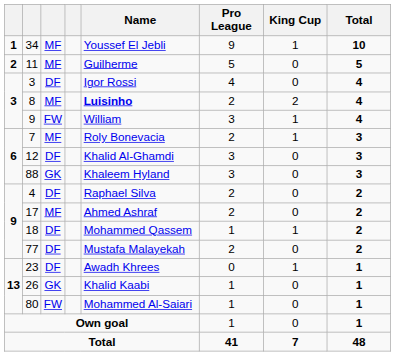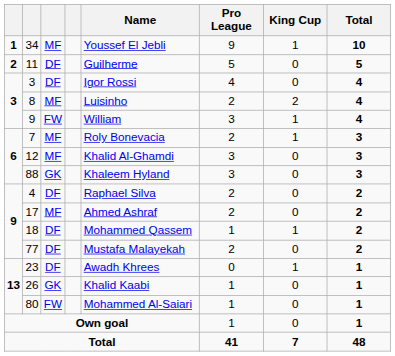(53, 63) MF -> (53, 63) DF
(108, 100) bold -> (105, 100) normal
(53, 156) DF -> (53, 156) MF
